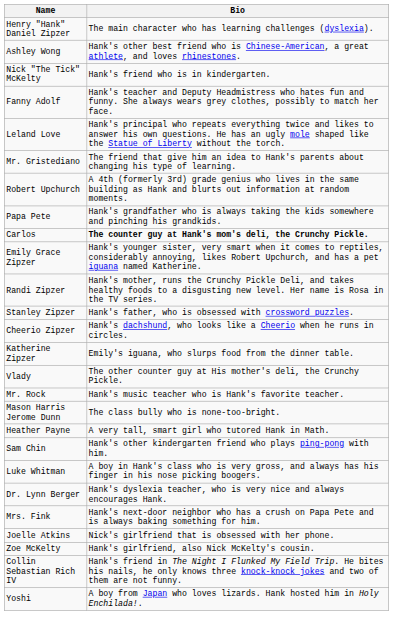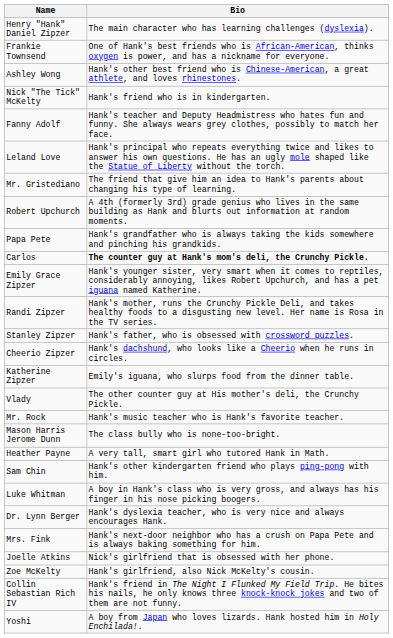+ row: (26, 52)
